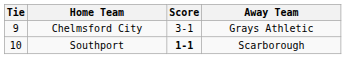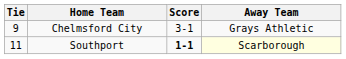(16, 45) 10 -> (16, 45) 11
(271, 45) no background -> (271, 45) lightyellow background
